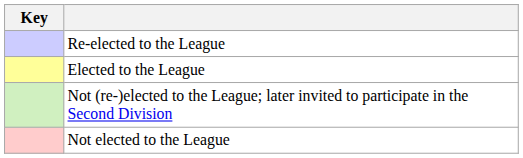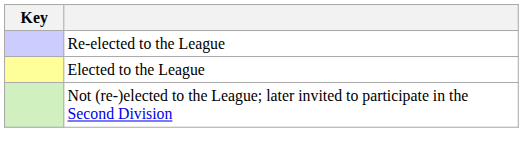- row: (149, 140)
